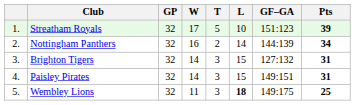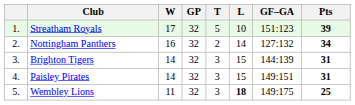columns swapped: (170, 12) <-> (194, 12)
(277, 44) 144:139 -> (277, 44) 127:132
(277, 60) 127:132 -> (277, 60) 144:139
